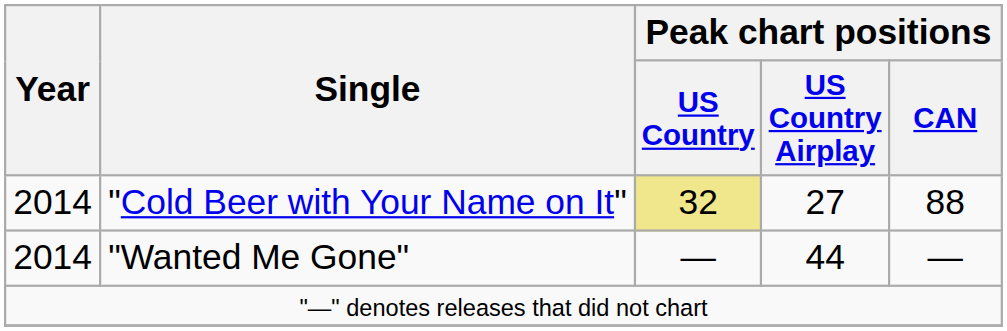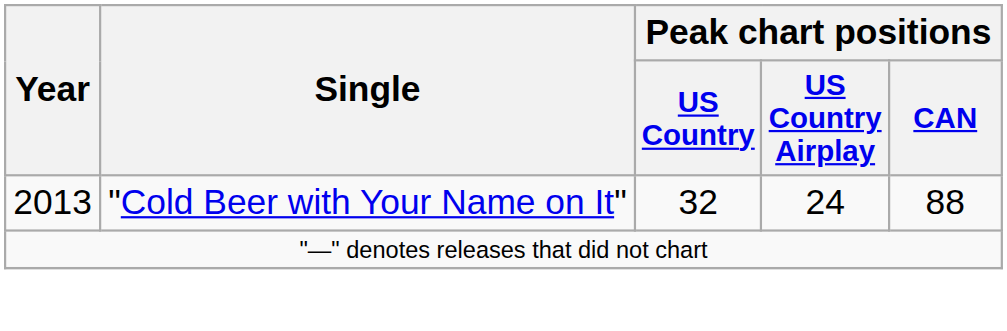(53, 202) 2014 -> (53, 202) 2013
(698, 202) khaki background -> (698, 202) no background
(825, 202) 27 -> (825, 202) 24
- row: (259, 258)
